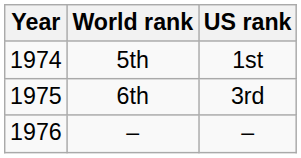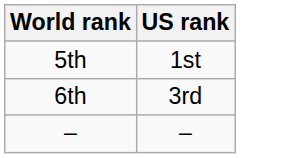- column: (36, 22)
